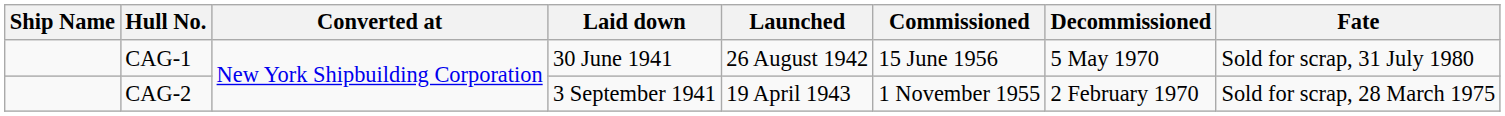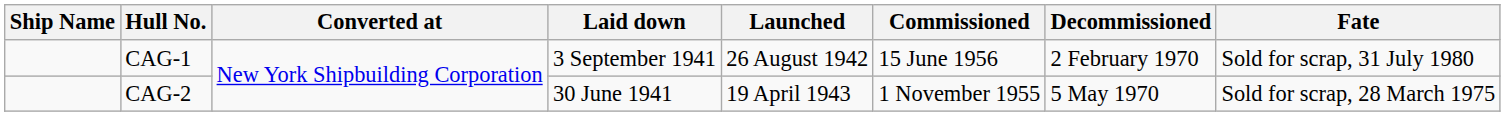(613, 57) 30 June 1941 -> (634, 57) 3 September 1941
(1105, 57) 5 May 1970 -> (1125, 57) 2 February 1970
(634, 93) 3 September 1941 -> (613, 93) 30 June 1941
(1125, 93) 2 February 1970 -> (1105, 93) 5 May 1970
